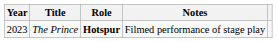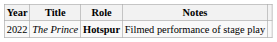(17, 29) 2023 -> (17, 29) 2022
